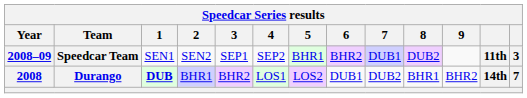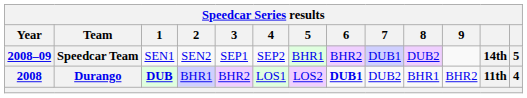(495, 55) 11th -> (495, 55) 14th
(516, 55) 3 -> (516, 55) 5
(346, 76) normal -> (346, 76) bold
(495, 76) 14th -> (495, 76) 11th
(516, 76) 7 -> (516, 76) 4
